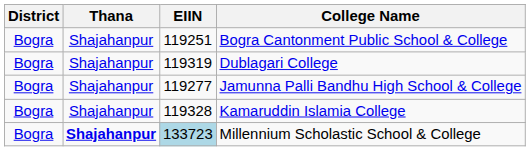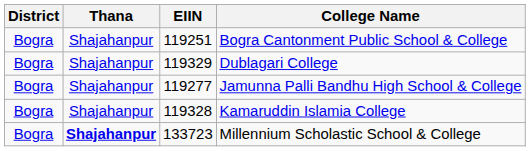(188, 63) 119319 -> (188, 63) 119329
(188, 134) lightblue background -> (188, 134) no background
